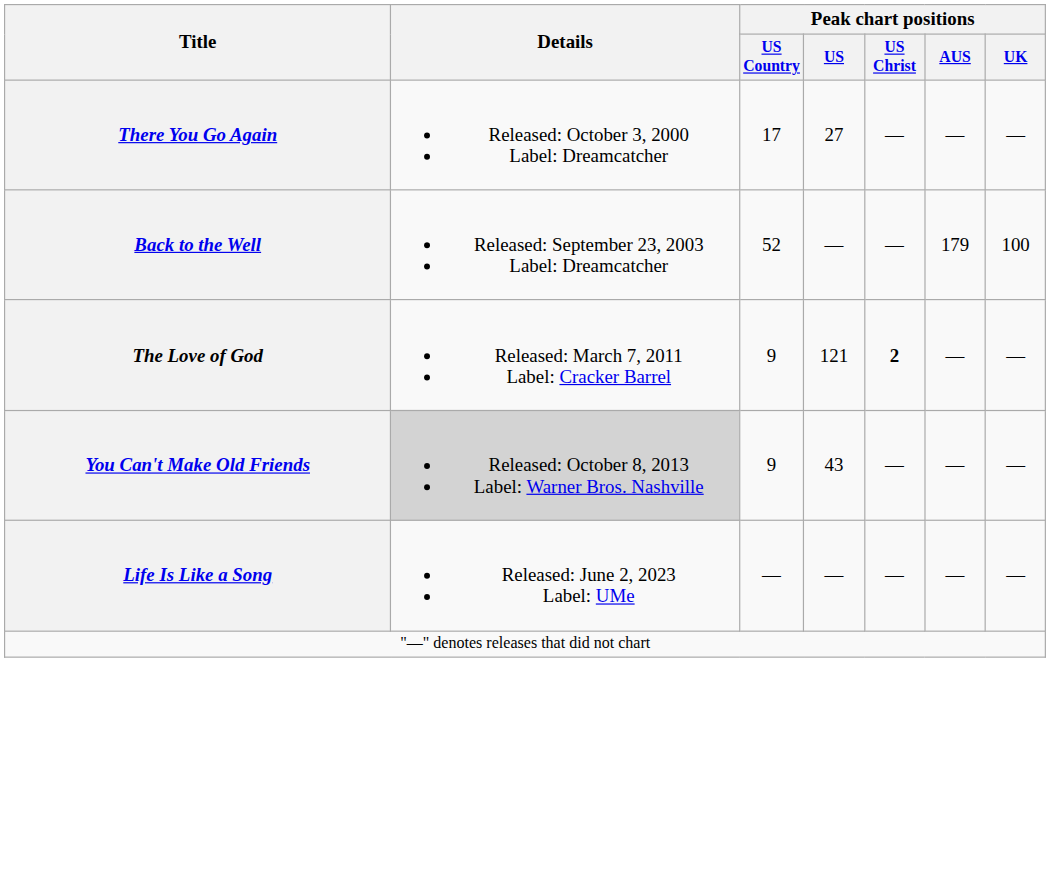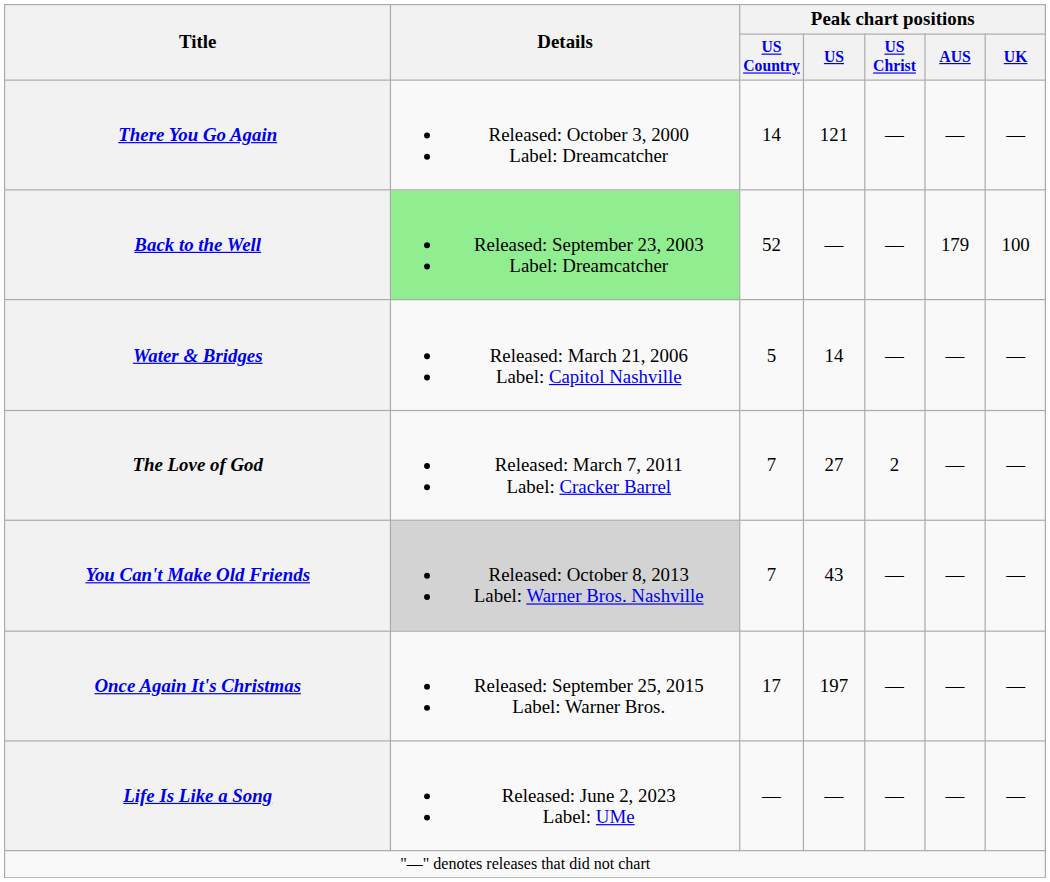(772, 134) 17 -> (772, 134) 14
(834, 134) 27 -> (834, 134) 121
(565, 256) no background -> (565, 256) lightgreen background
+ row: (198, 355)
(772, 355) 9 -> (772, 465) 7
(834, 355) 121 -> (834, 465) 27
(895, 355) bold -> (895, 465) normal
(772, 465) 9 -> (772, 575) 7
+ row: (198, 685)
